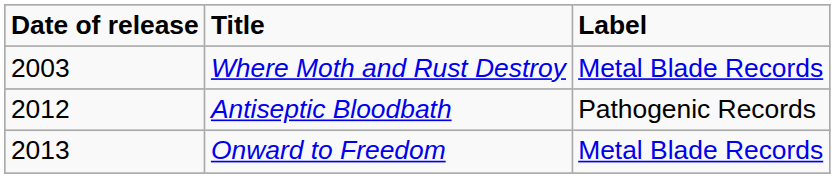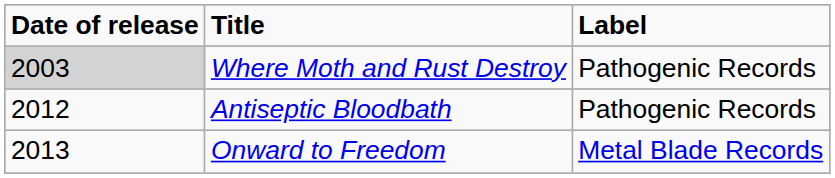(40, 67) no background -> (40, 67) lightgrey background
(701, 67) Metal Blade Records -> (697, 67) Pathogenic Records
